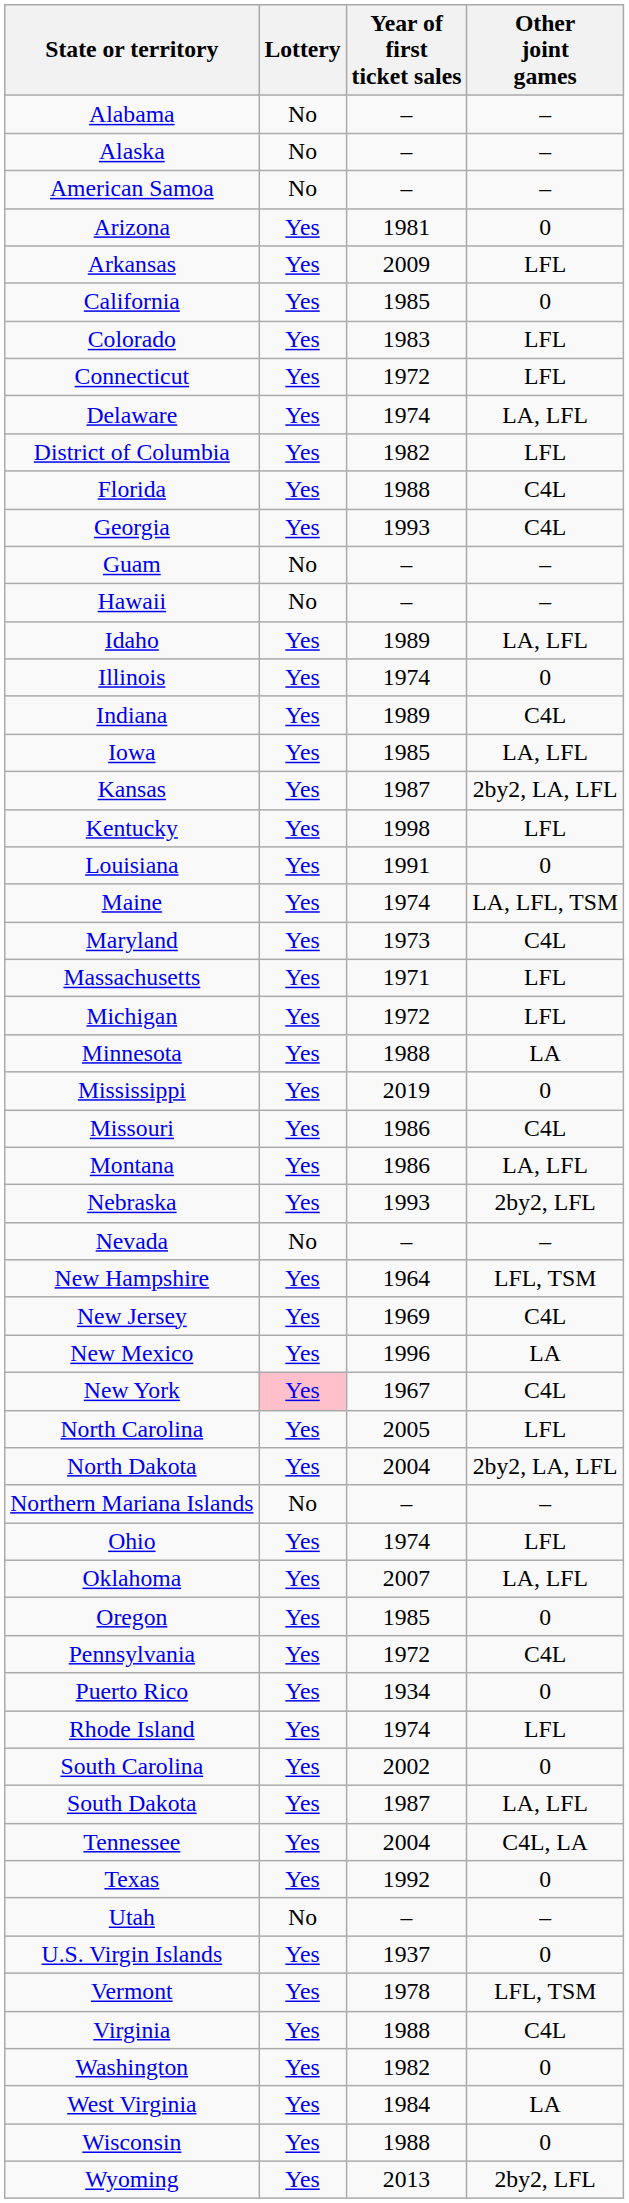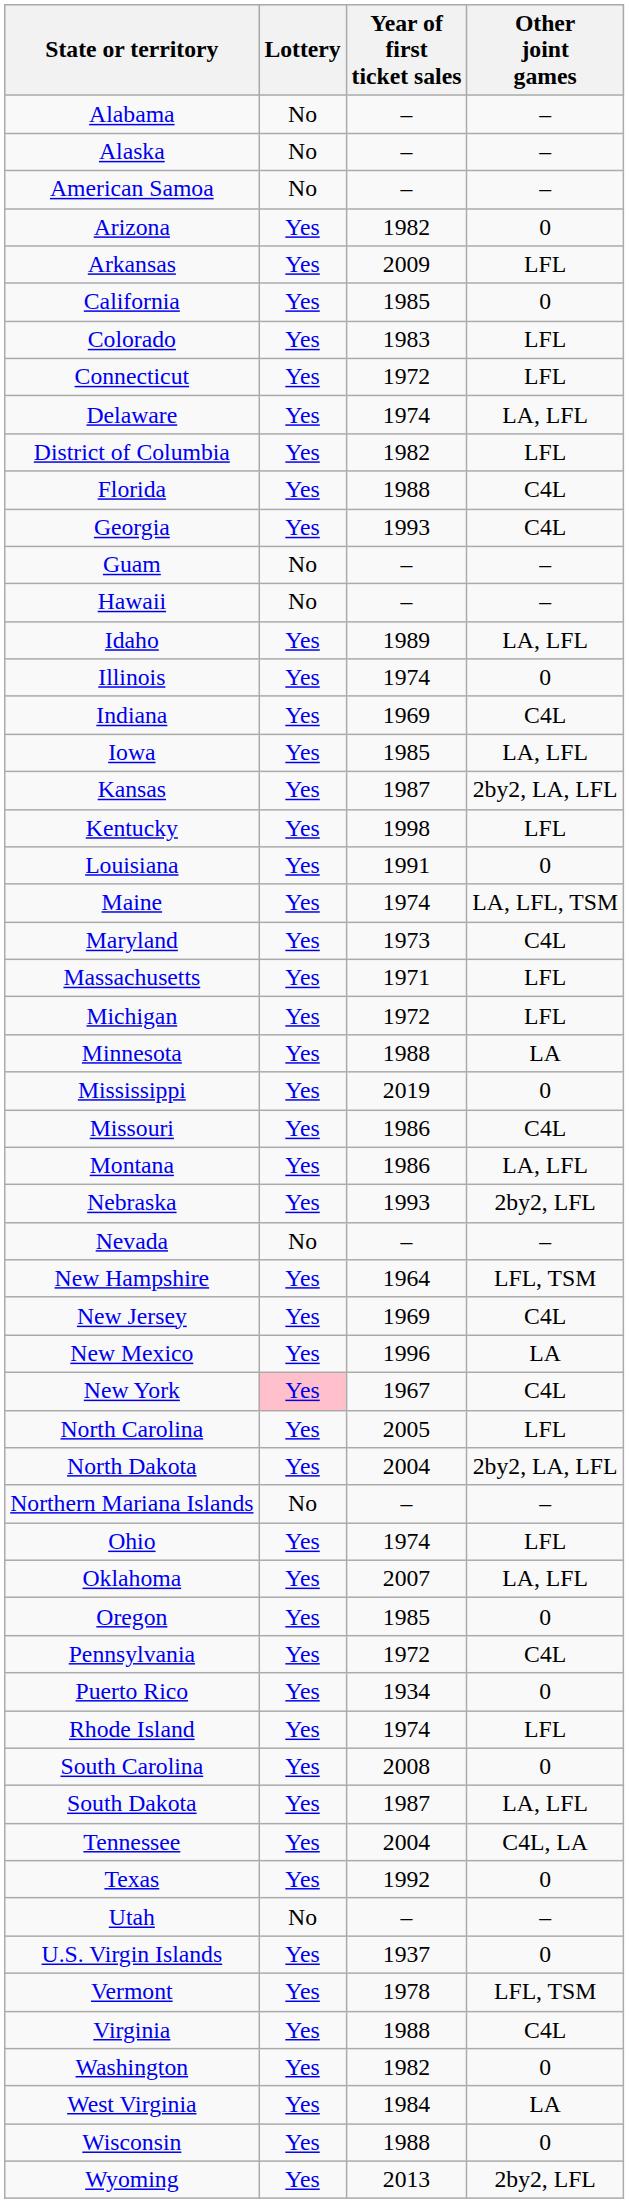(406, 226) 1981 -> (406, 226) 1982
(406, 714) 1989 -> (406, 714) 1969
(406, 1766) 2002 -> (406, 1766) 2008
